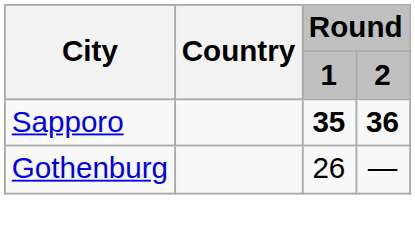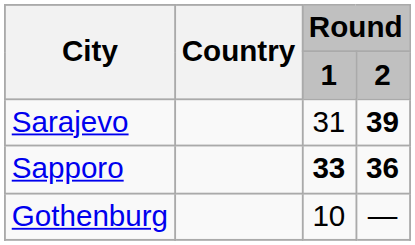+ row: (70, 121)
(329, 121) 35 -> (329, 168) 33
(329, 168) 26 -> (329, 215) 10
